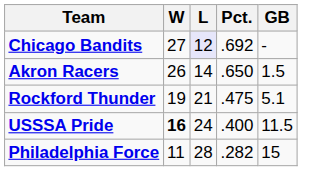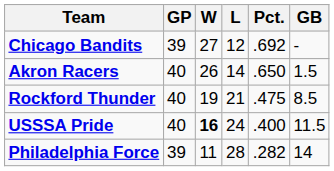+ column: (179, 17)
(203, 44) lavender background -> (236, 44) no background
(273, 98) 5.1 -> (305, 98) 8.5
(271, 152) 15 -> (303, 152) 14
